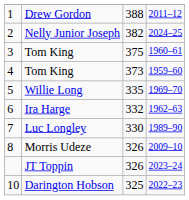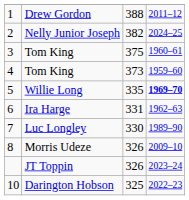(165, 90) normal -> (165, 90) bold
(135, 109) 332 -> (135, 109) 331
